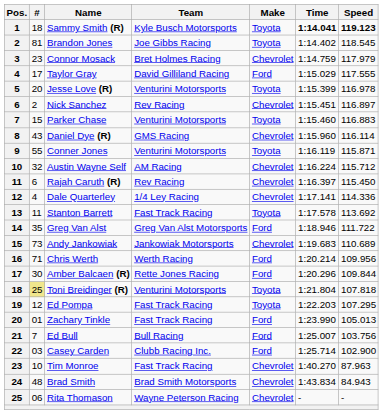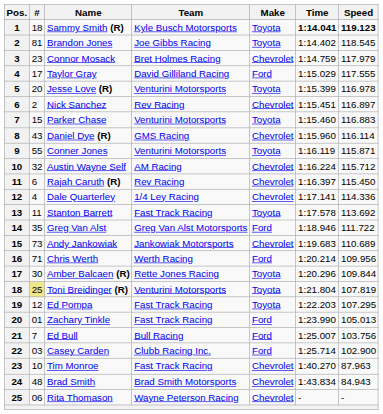(262, 274) Ford -> (266, 274) Toyota
(359, 289) 107.818 -> (359, 289) 107.819
